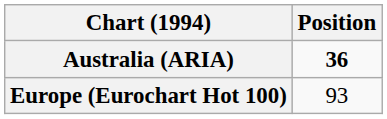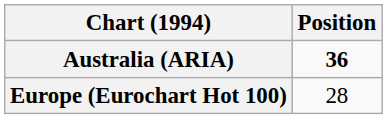(337, 95) 93 -> (337, 95) 28
